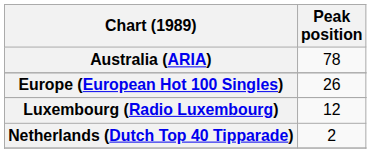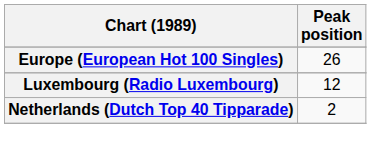- row: (151, 60)
